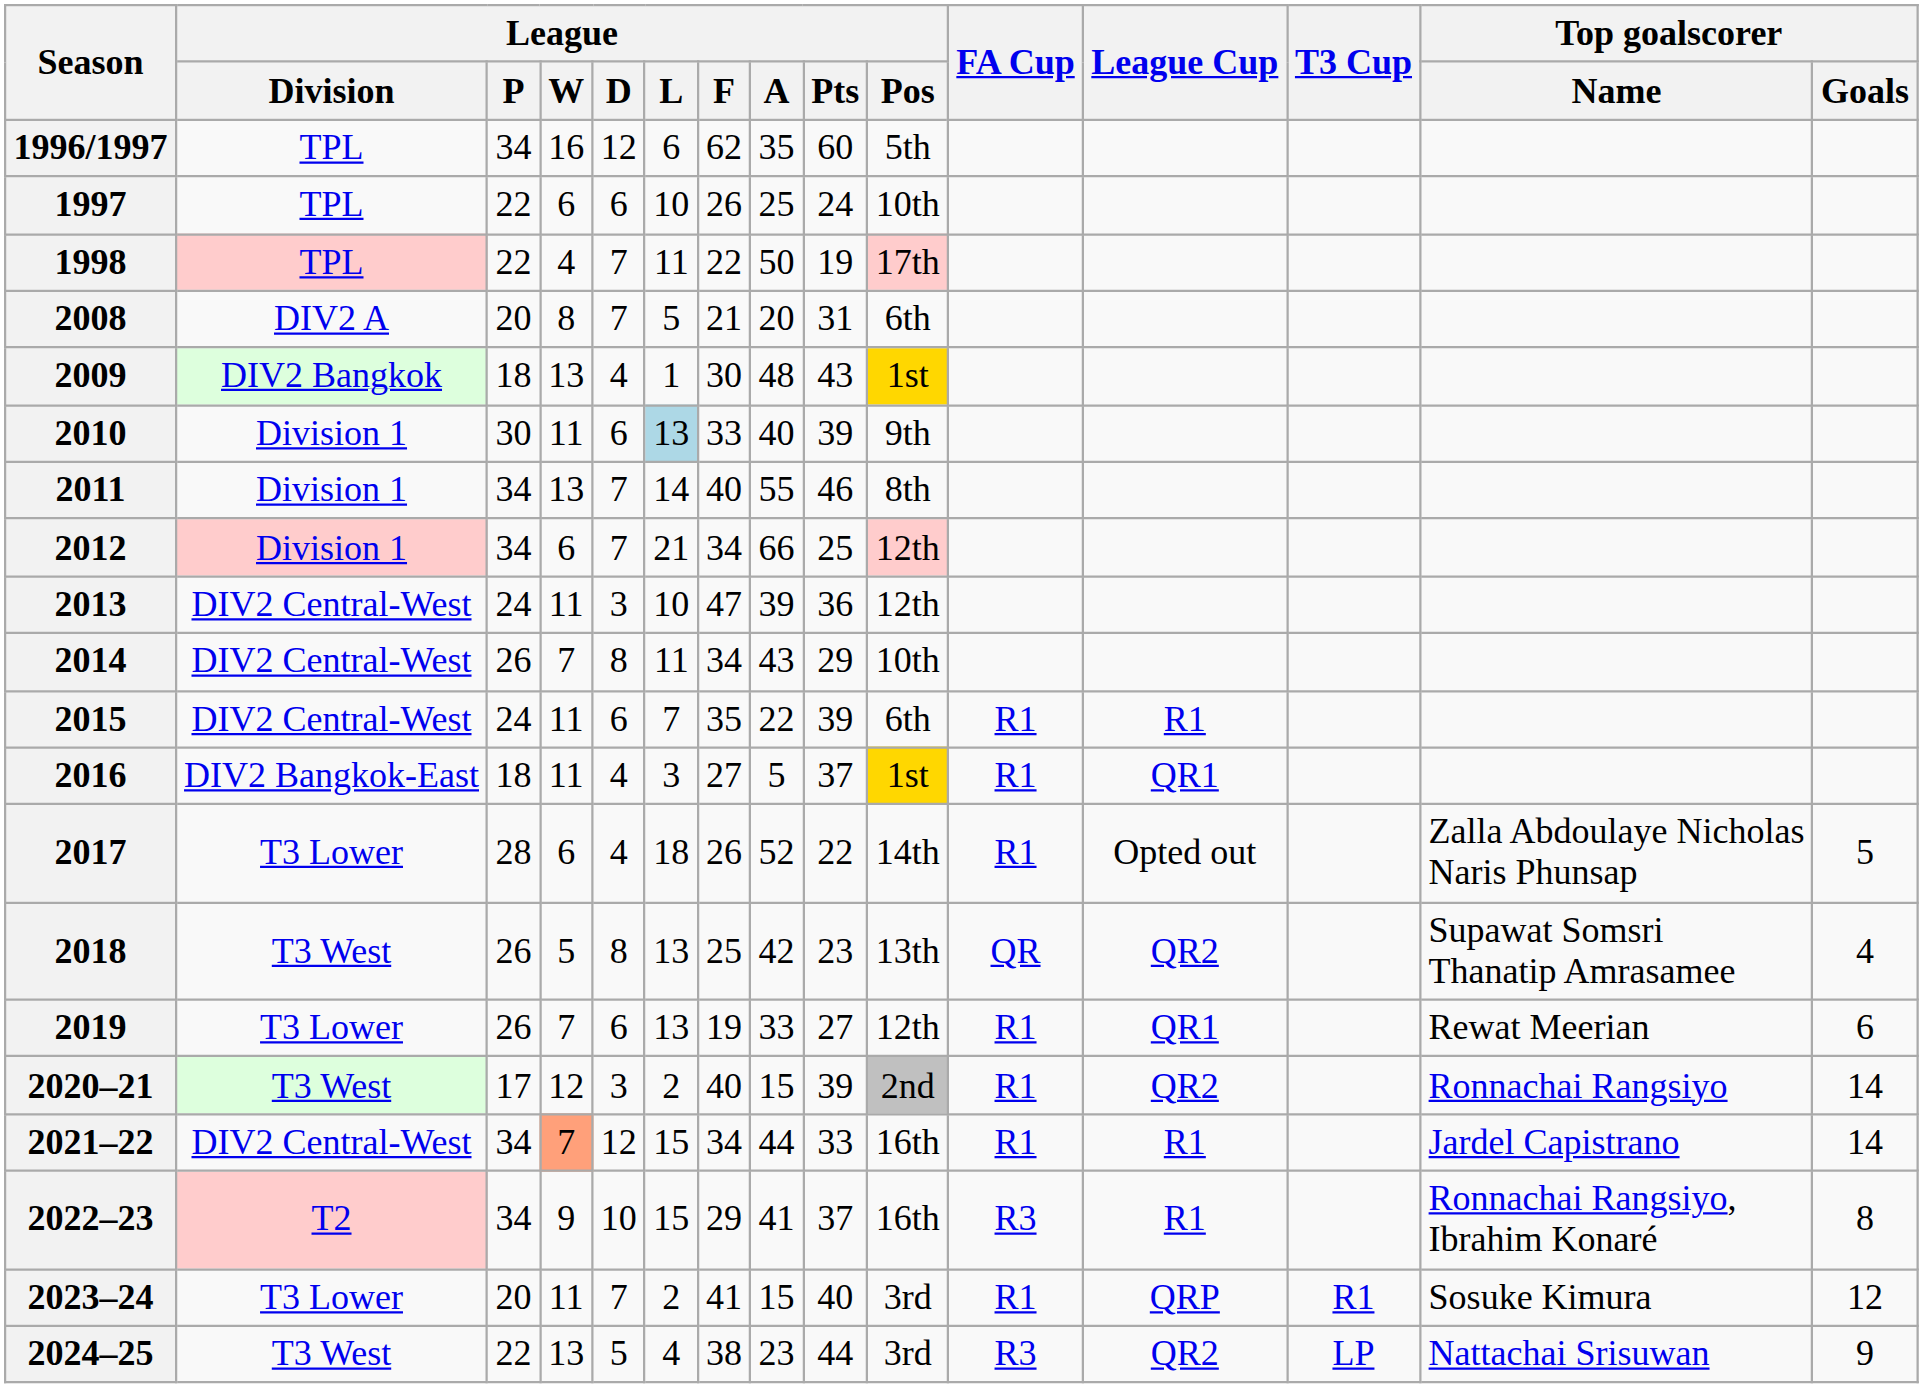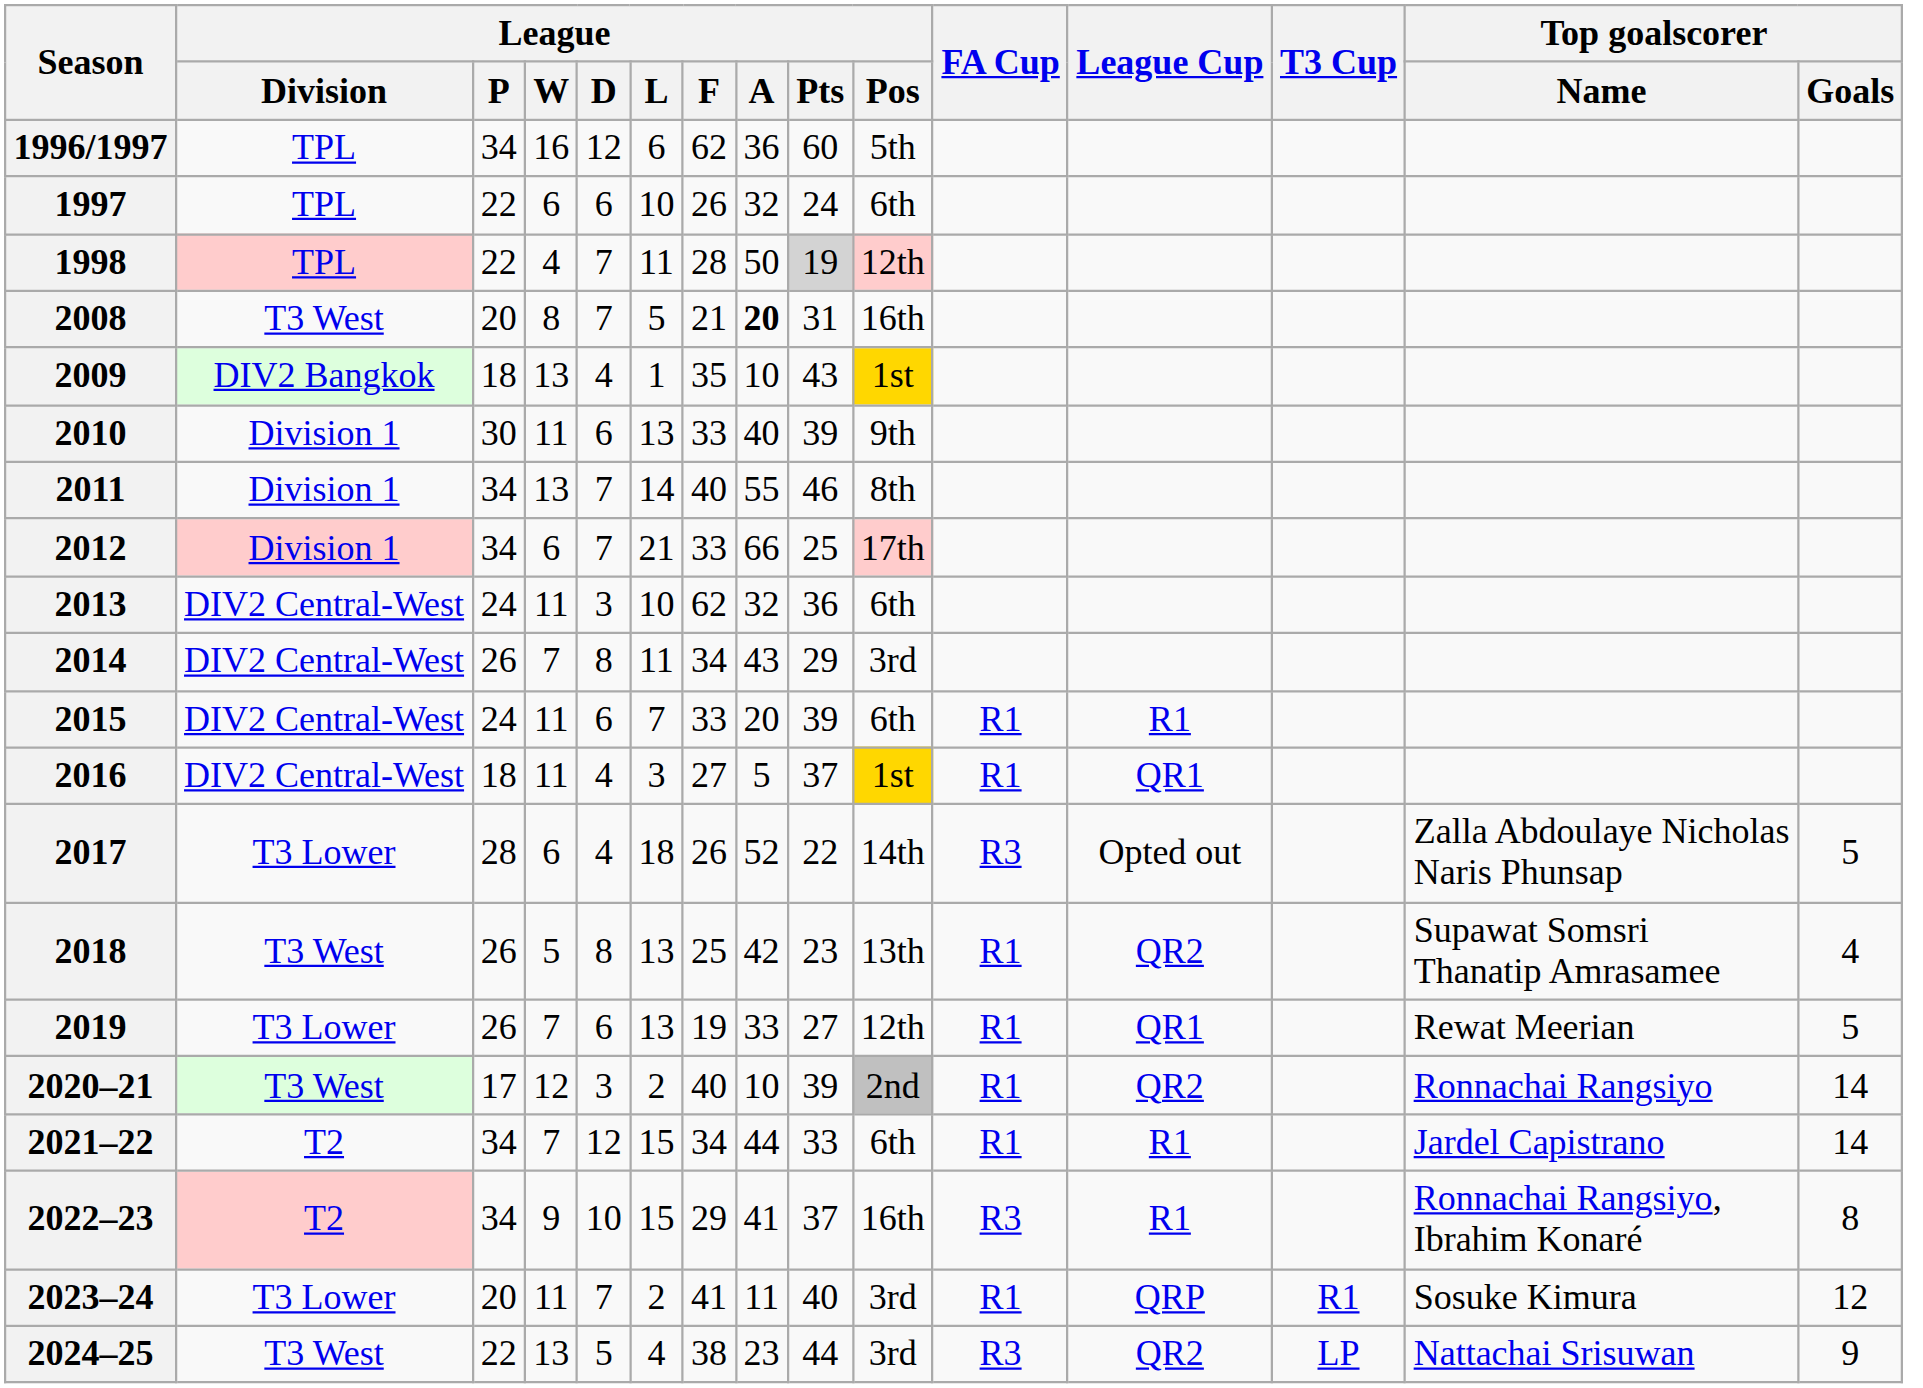(777, 147) 35 -> (762, 147) 36
(777, 204) 25 -> (762, 204) 32
(908, 204) 10th -> (893, 204) 6th
(724, 261) 22 -> (709, 261) 28
(835, 261) no background -> (820, 261) lightgrey background
(908, 261) 17th -> (893, 261) 12th
(331, 318) DIV2 A -> (324, 318) T3 West
(777, 318) normal -> (762, 318) bold
(908, 318) 6th -> (893, 318) 16th
(724, 375) 30 -> (709, 375) 35
(777, 375) 48 -> (762, 375) 10
(671, 432) lightblue background -> (656, 432) no background
(724, 546) 34 -> (709, 546) 33
(908, 546) 12th -> (893, 546) 17th
(724, 603) 47 -> (709, 603) 62
(777, 603) 39 -> (762, 603) 32
(908, 603) 12th -> (893, 603) 6th
(908, 661) 10th -> (893, 661) 3rd
(724, 718) 35 -> (709, 718) 33
(777, 718) 22 -> (762, 718) 20
(332, 775) DIV2 Bangkok-East -> (324, 775) DIV2 Central-West
(1016, 852) R1 -> (1001, 852) R3
(1016, 950) QR -> (1001, 950) R1
(1865, 1027) 6 -> (1850, 1027) 5
(777, 1084) 15 -> (762, 1084) 10
(331, 1141) DIV2 Central-West -> (324, 1141) T2
(566, 1141) lightsalmon background -> (551, 1141) no background
(908, 1141) 16th -> (893, 1141) 6th
(777, 1296) 15 -> (762, 1296) 11
